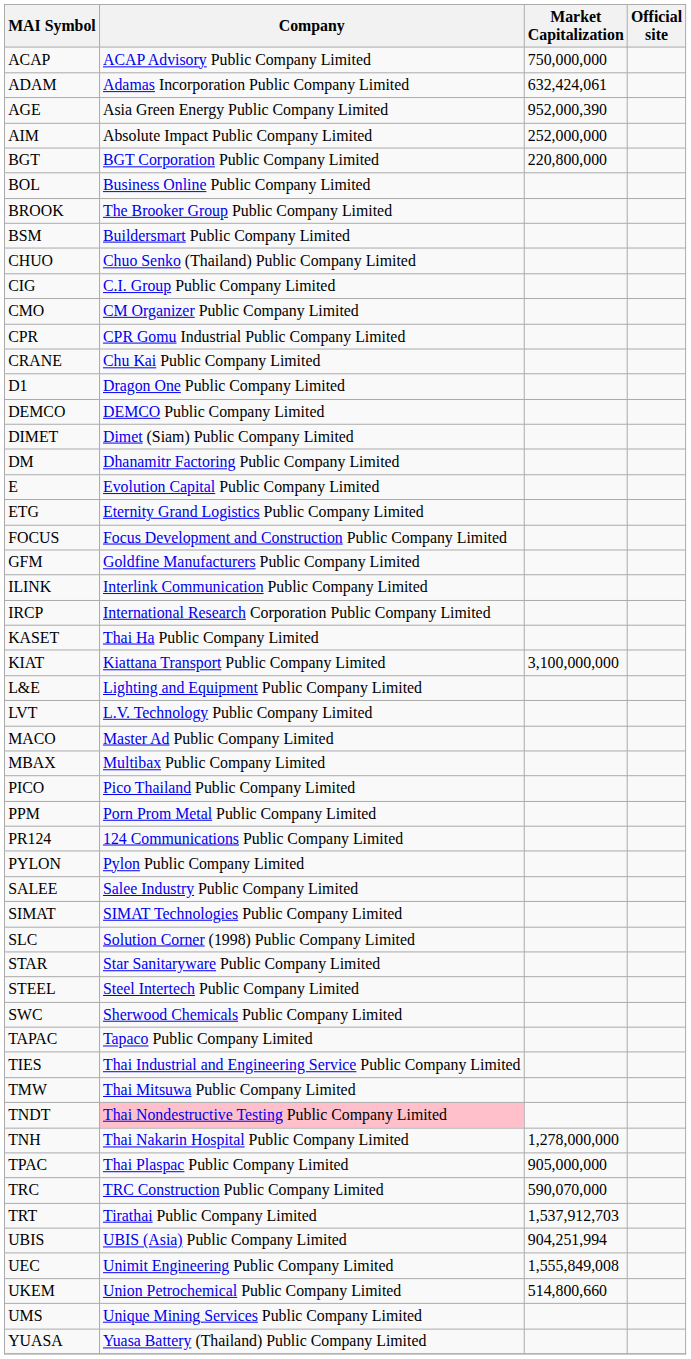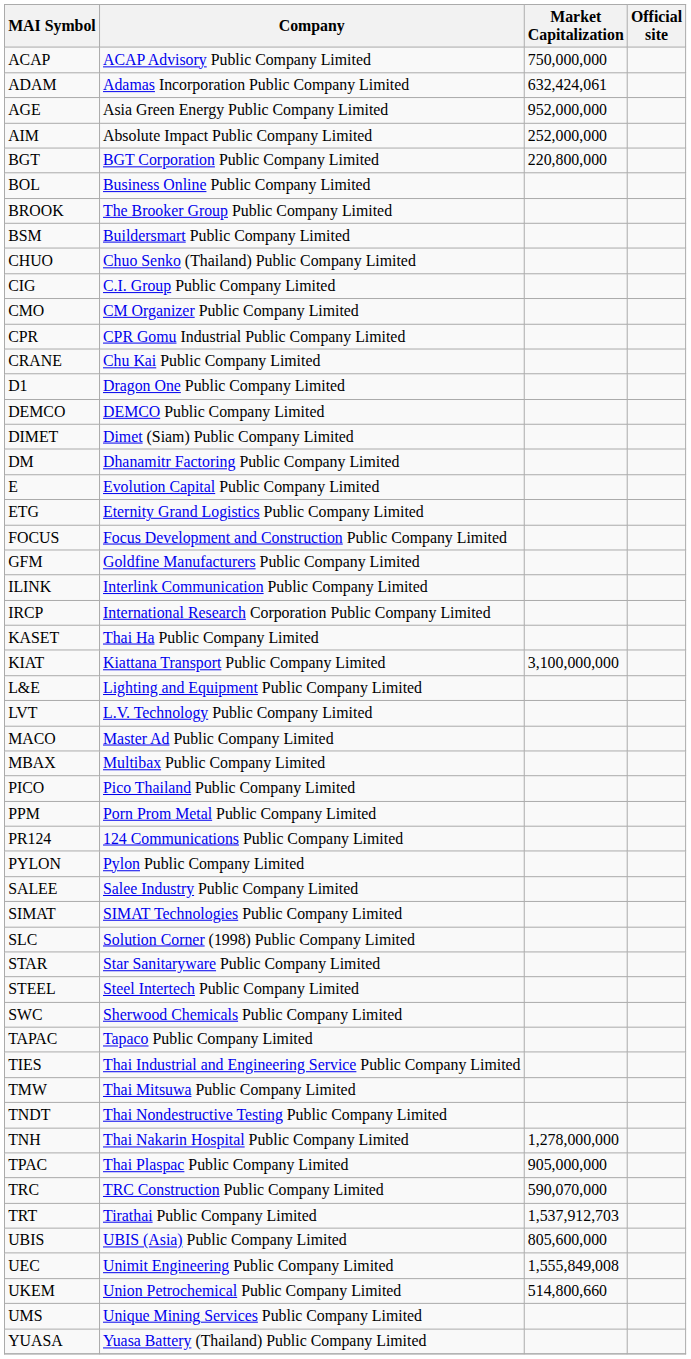(567, 110) 952,000,390 -> (567, 110) 952,000,000
(275, 1115) pink background -> (275, 1115) no background
(567, 1240) 904,251,994 -> (567, 1240) 805,600,000
